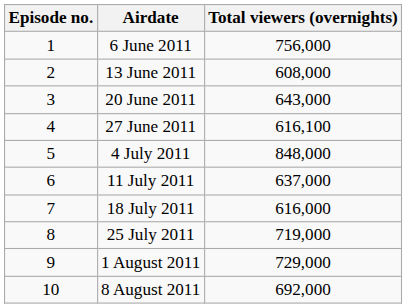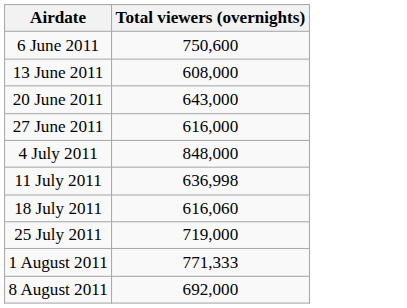- column: (51, 18)
(303, 45) 756,000 -> (210, 45) 750,600
(303, 126) 616,100 -> (210, 126) 616,000
(303, 180) 637,000 -> (210, 180) 636,998
(303, 208) 616,000 -> (210, 208) 616,060
(303, 262) 729,000 -> (210, 262) 771,333
